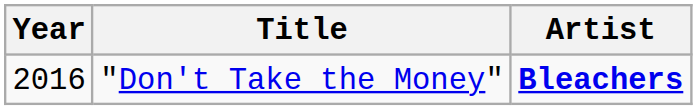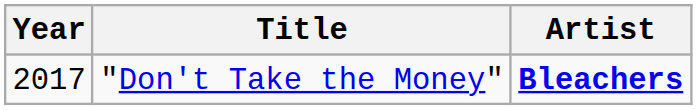(49, 80) 2016 -> (49, 80) 2017
